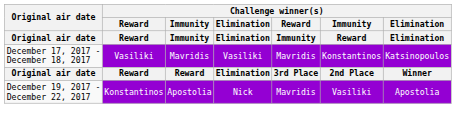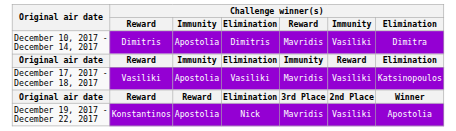+ row: (61, 42)
(190, 56) Mavridis -> (197, 79) Apostolia
(352, 56) Konstantinos -> (352, 79) Vasiliki
